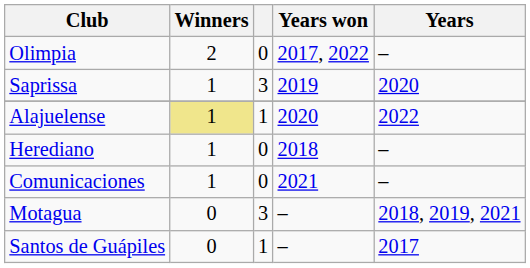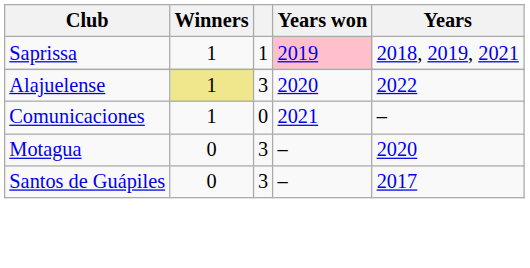- row: (43, 52)
(263, 85) 3 -> (263, 52) 1
(298, 85) no background -> (298, 52) pink background
(399, 85) 2020 -> (448, 52) 2018, 2019, 2021
(263, 117) 1 -> (263, 85) 3
- row: (52, 149)
(449, 213) 2018, 2019, 2021 -> (397, 149) 2020
(263, 246) 1 -> (263, 181) 3
